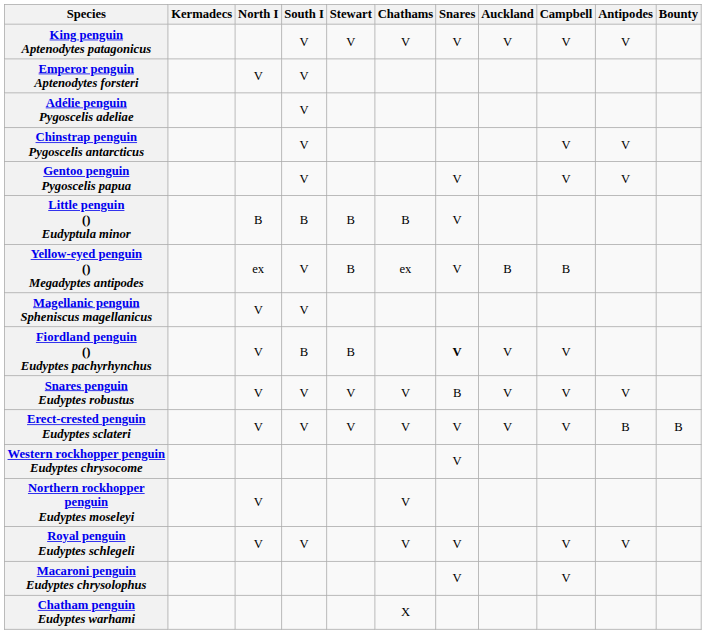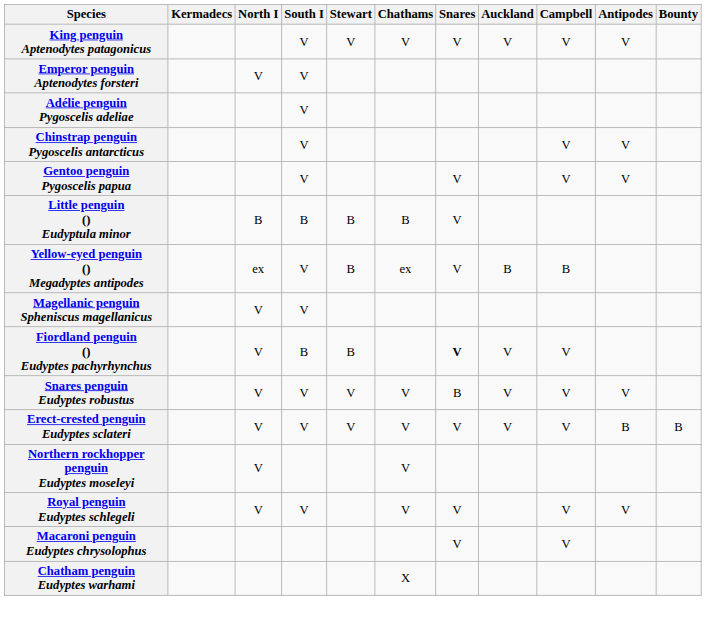- row: (86, 461)
